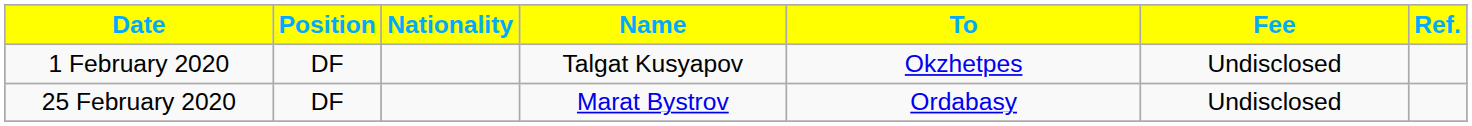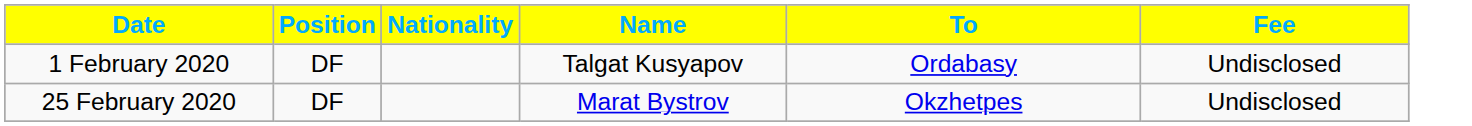- column: (1437, 25)
(964, 64) Okzhetpes -> (964, 64) Ordabasy
(964, 103) Ordabasy -> (964, 103) Okzhetpes
